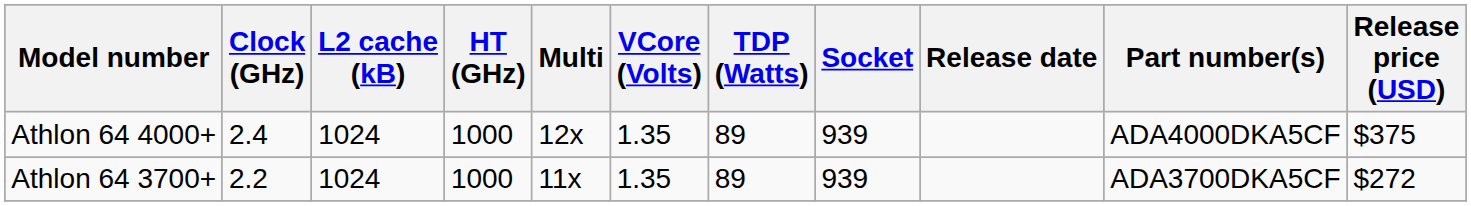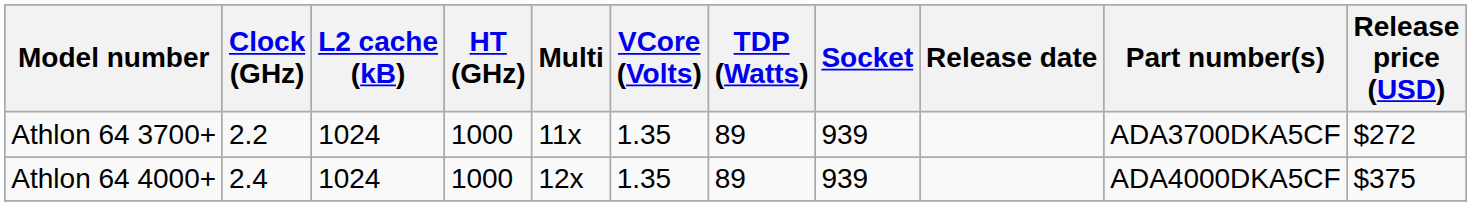rows swapped: (114, 178) <-> (114, 134)
